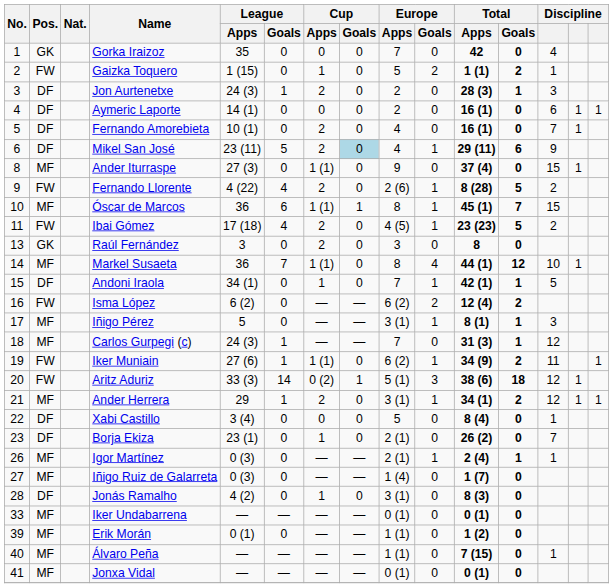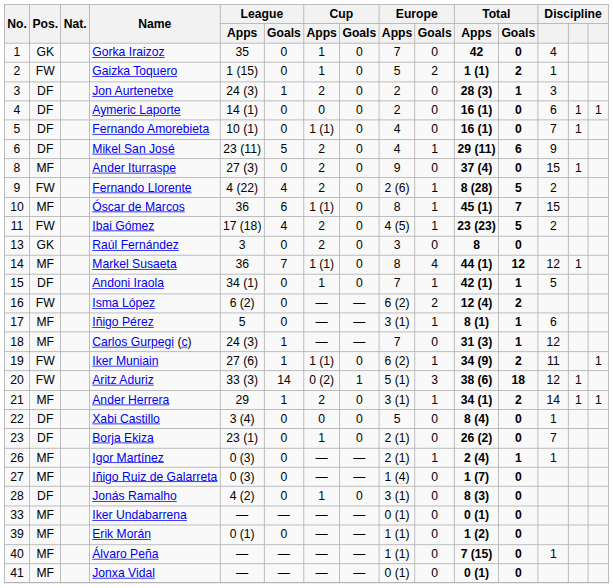(322, 52) 0 -> (322, 52) 1
(322, 129) 2 -> (322, 129) 1 (1)
(359, 149) lightblue background -> (359, 149) no background
(322, 168) 1 (1) -> (322, 168) 2
(359, 206) 1 -> (359, 206) 0
(553, 264) 10 -> (553, 264) 12
(553, 322) 3 -> (553, 322) 6
(553, 399) 12 -> (553, 399) 14
